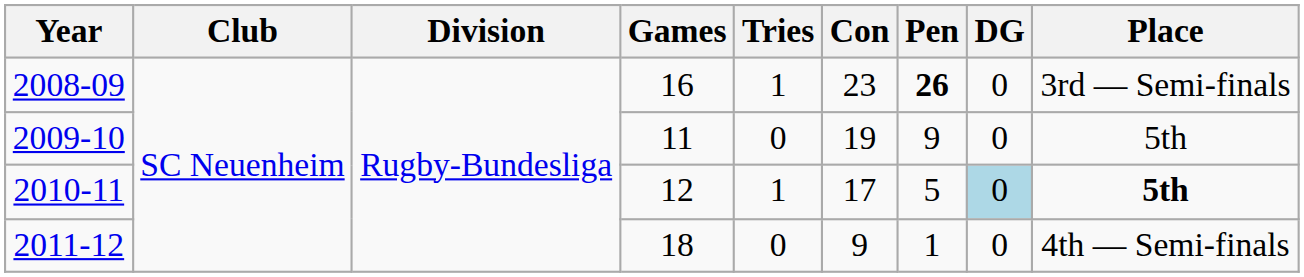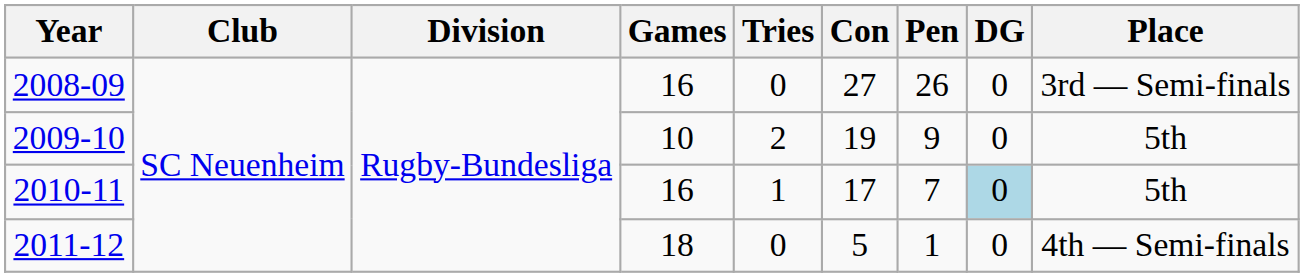(778, 84) 1 -> (778, 84) 0
(860, 84) 23 -> (860, 84) 27
(932, 84) bold -> (932, 84) normal
(677, 137) 11 -> (677, 137) 10
(778, 137) 0 -> (778, 137) 2
(677, 191) 12 -> (677, 191) 16
(932, 191) 5 -> (932, 191) 7
(1165, 191) bold -> (1165, 191) normal
(860, 244) 9 -> (860, 244) 5
